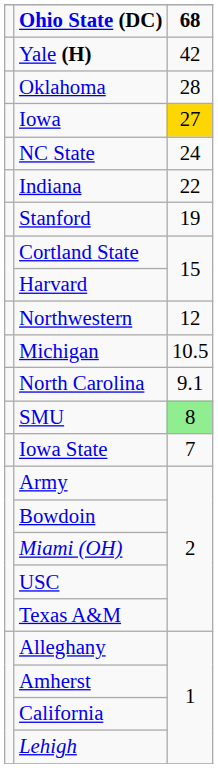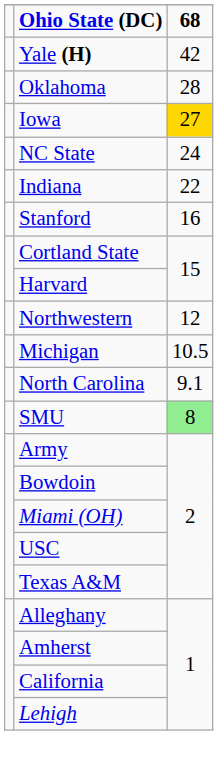(190, 218) 19 -> (190, 218) 16
- row: (63, 449)
